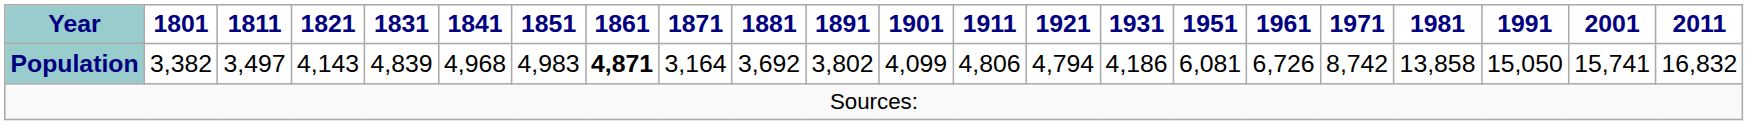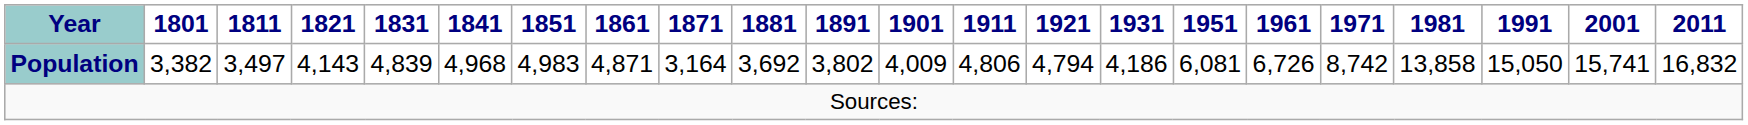(622, 63) bold -> (622, 63) normal
(916, 63) 4,099 -> (916, 63) 4,009
